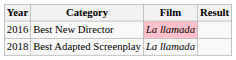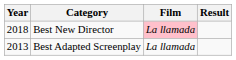(18, 30) 2016 -> (18, 30) 2018
(18, 47) 2018 -> (18, 47) 2013
